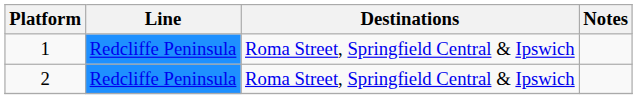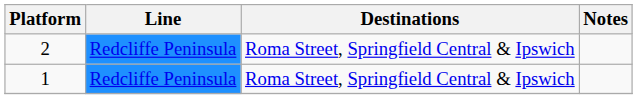rows swapped: (45, 49) <-> (45, 78)
